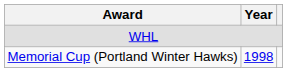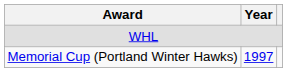(259, 57) 1998 -> (259, 57) 1997
